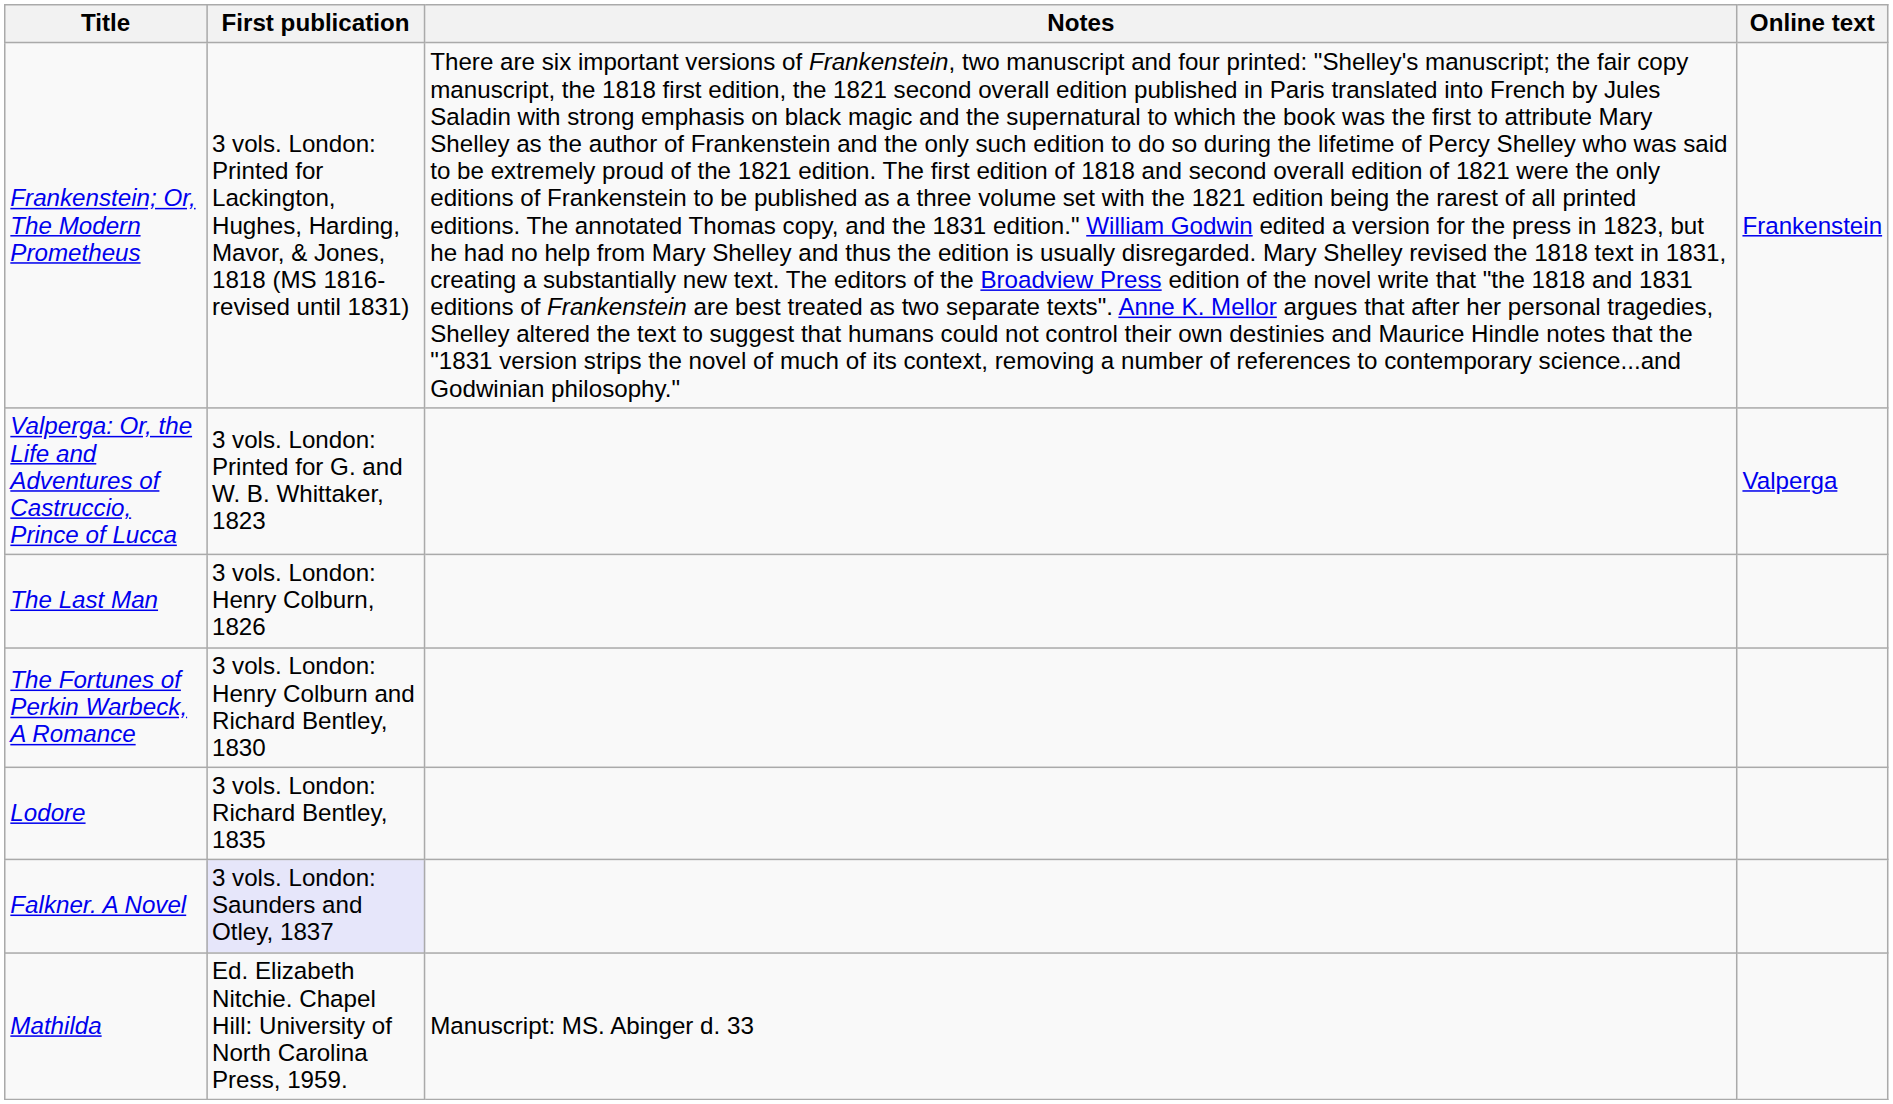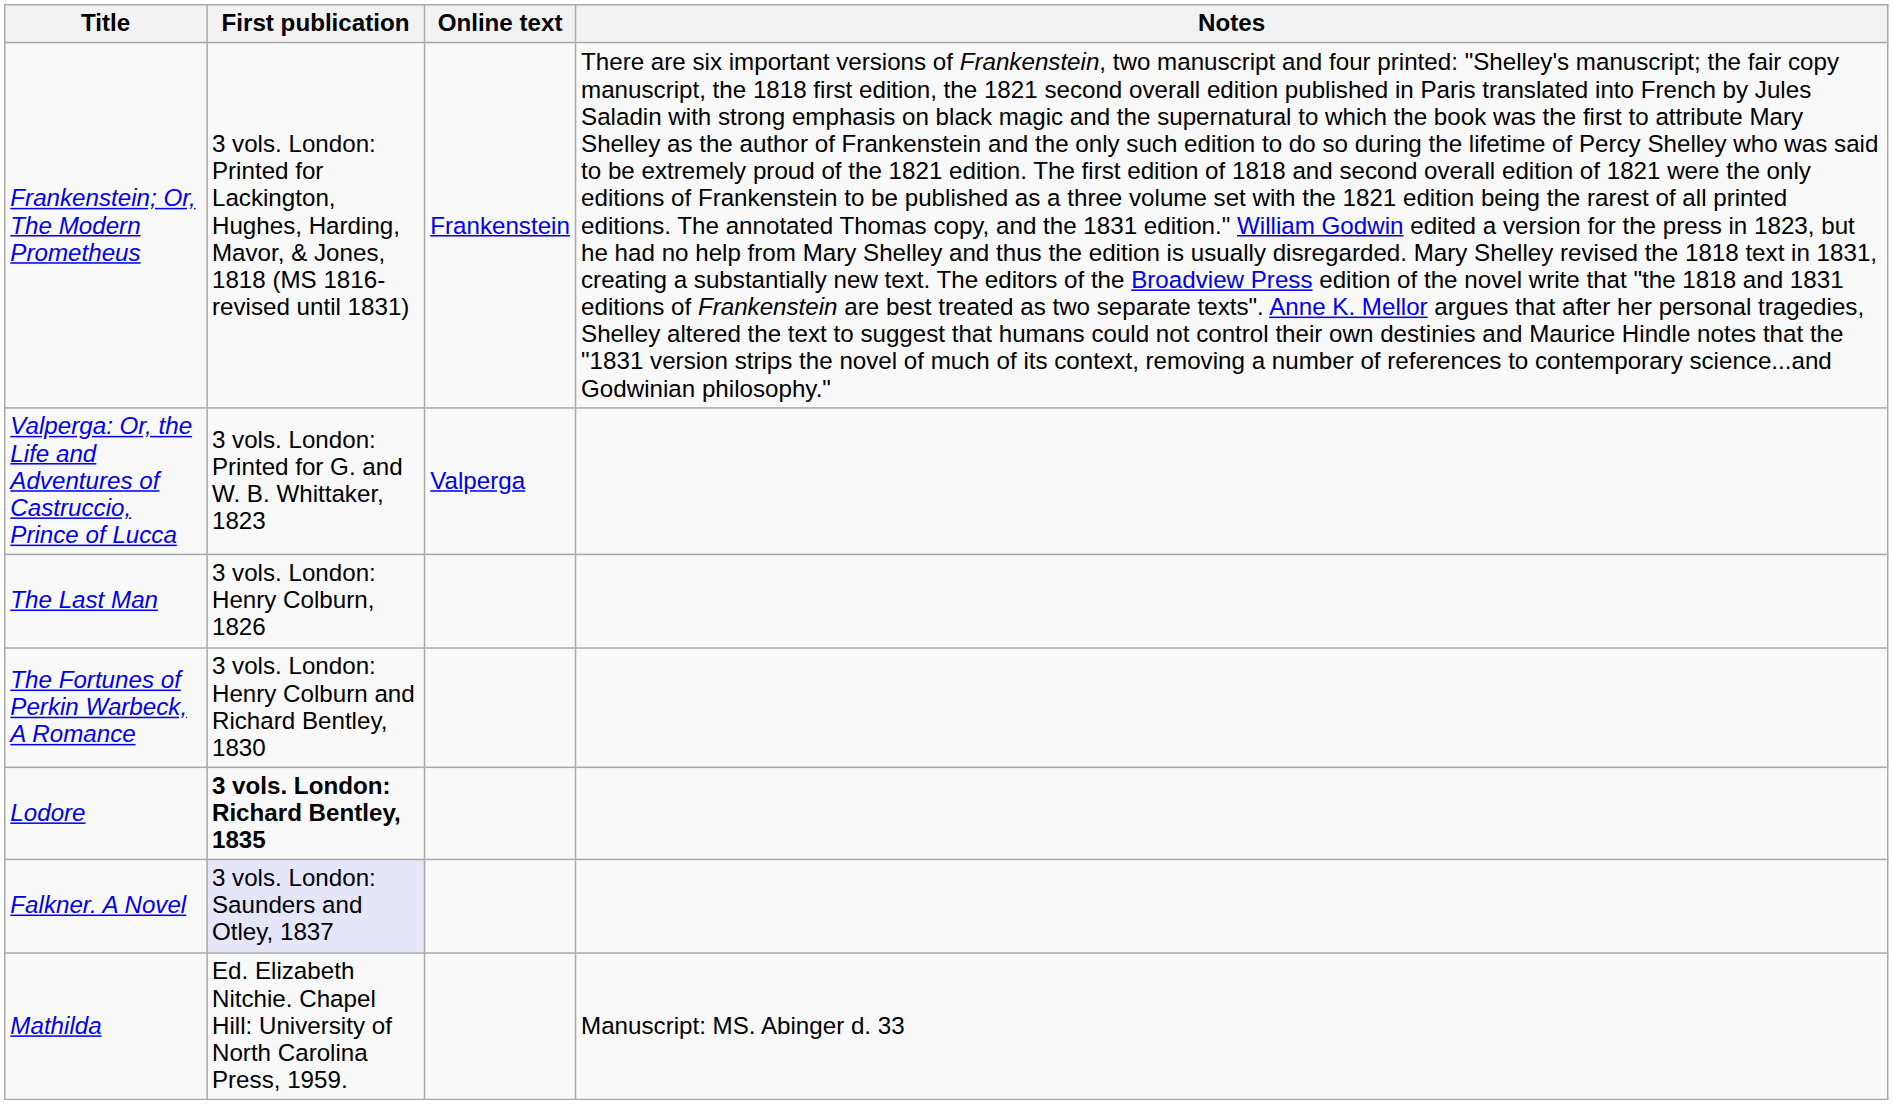columns swapped: (1081, 23) <-> (1812, 23)
(300, 813) normal -> (306, 813) bold
